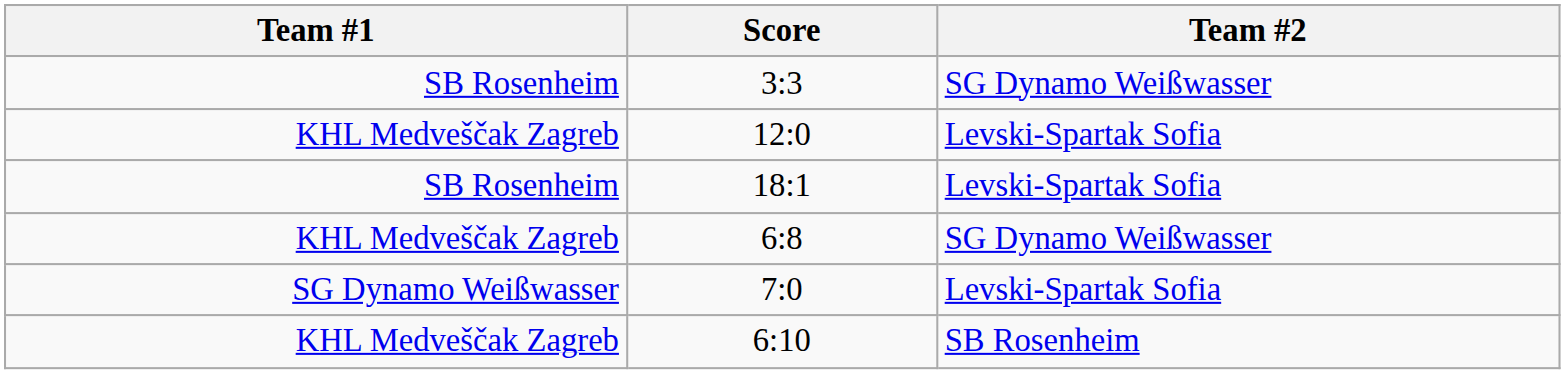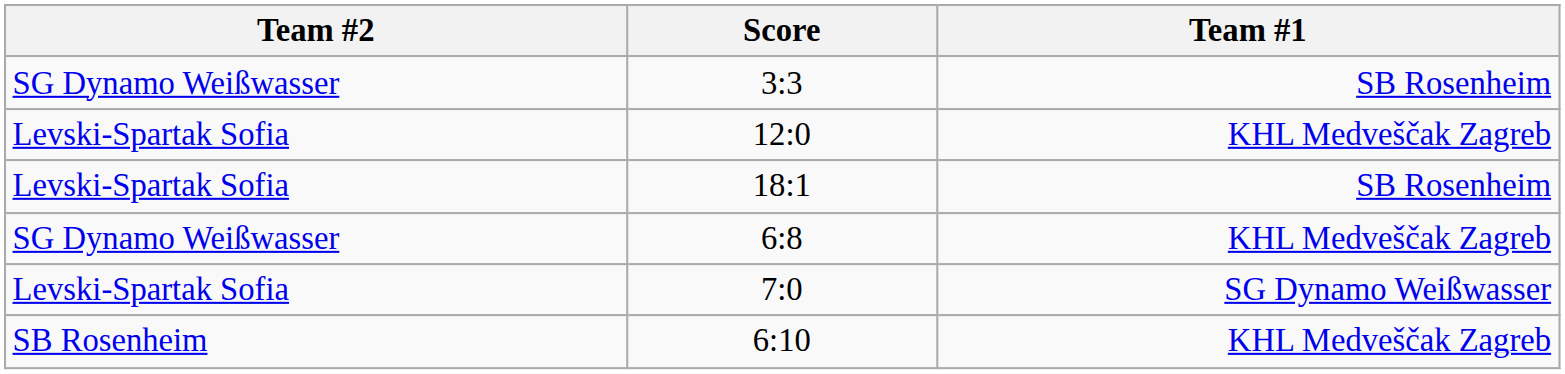columns swapped: (316, 30) <-> (1248, 30)
